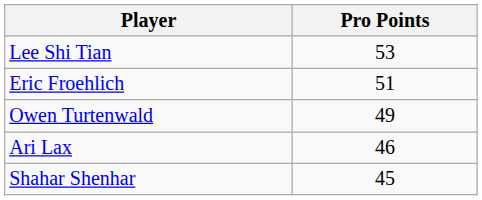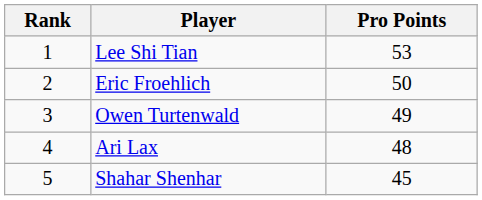+ column: (48, 20)
(385, 83) 51 -> (402, 83) 50
(385, 147) 46 -> (402, 147) 48
